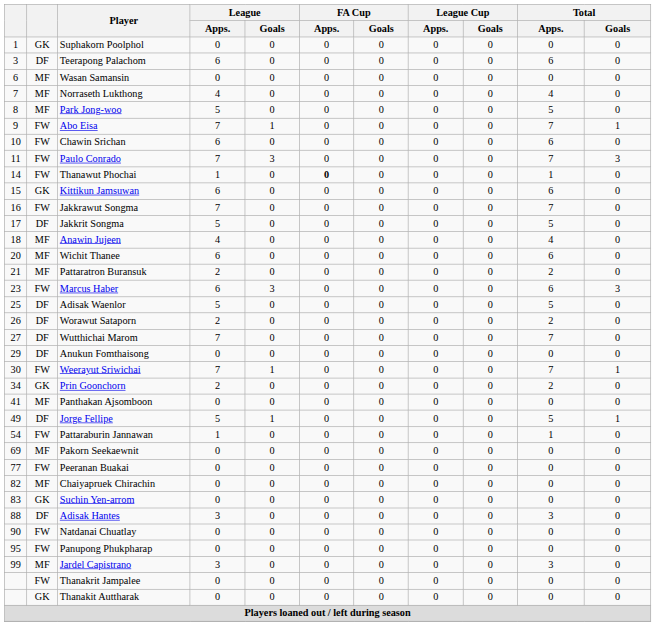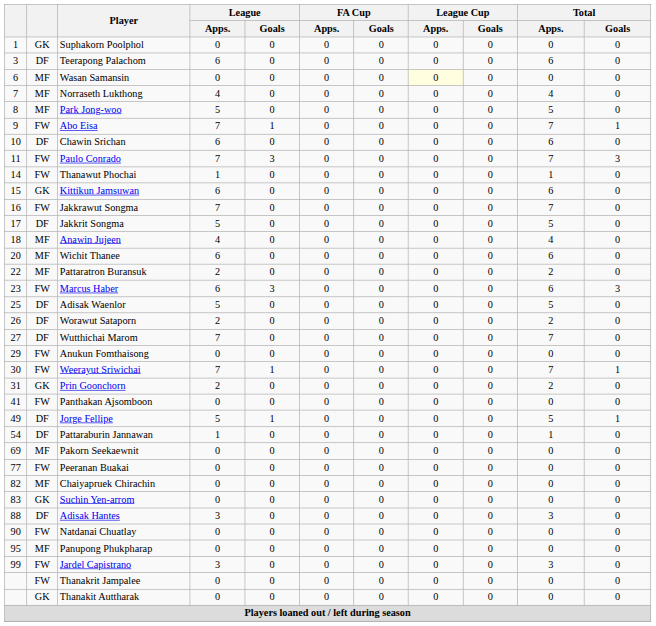(436, 77) no background -> (436, 77) lightyellow background
(42, 142) FW -> (42, 142) DF
(327, 175) bold -> (327, 175) normal
(16, 272) 21 -> (16, 272) 22
(42, 353) DF -> (42, 353) FW
(16, 386) 34 -> (16, 386) 31
(42, 402) MF -> (42, 402) FW
(42, 434) FW -> (42, 434) DF
(42, 548) FW -> (42, 548) MF
(42, 564) MF -> (42, 564) FW
